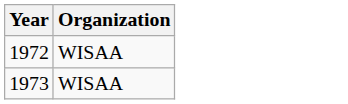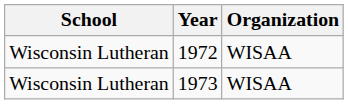+ column: (89, 20)
